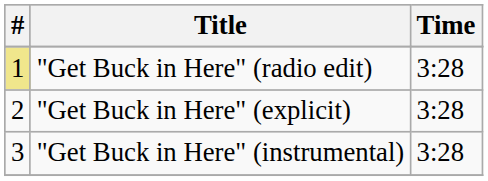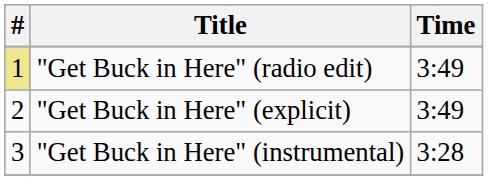(440, 68) 3:28 -> (440, 68) 3:49
(440, 110) 3:28 -> (440, 110) 3:49
